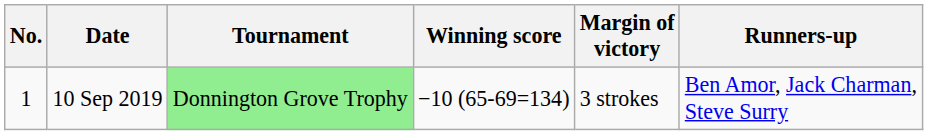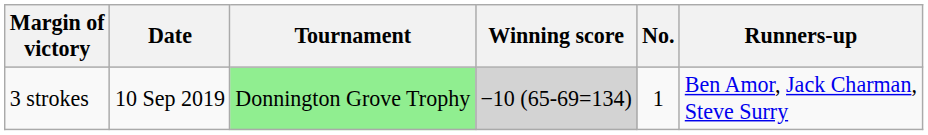columns swapped: (26, 35) <-> (627, 35)
(494, 98) no background -> (556, 98) lightgrey background
